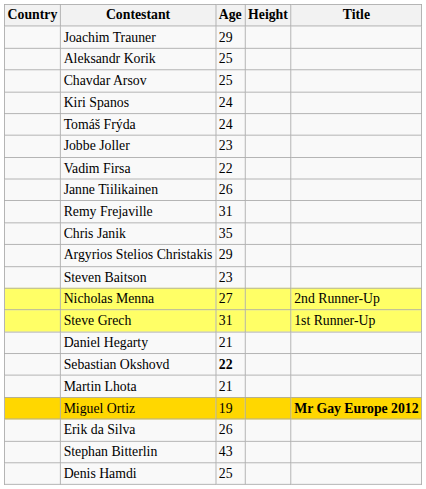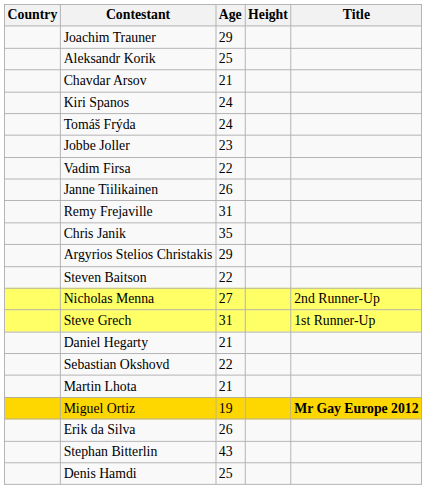(226, 80) 25 -> (226, 80) 21
(226, 277) 23 -> (226, 277) 22
(226, 364) bold -> (226, 364) normal
